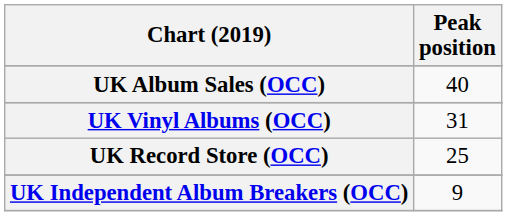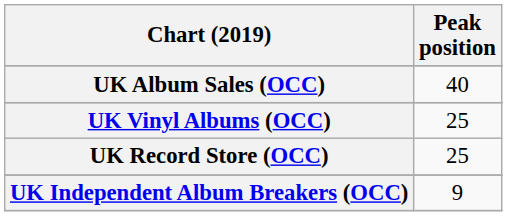(457, 120) 31 -> (457, 120) 25
